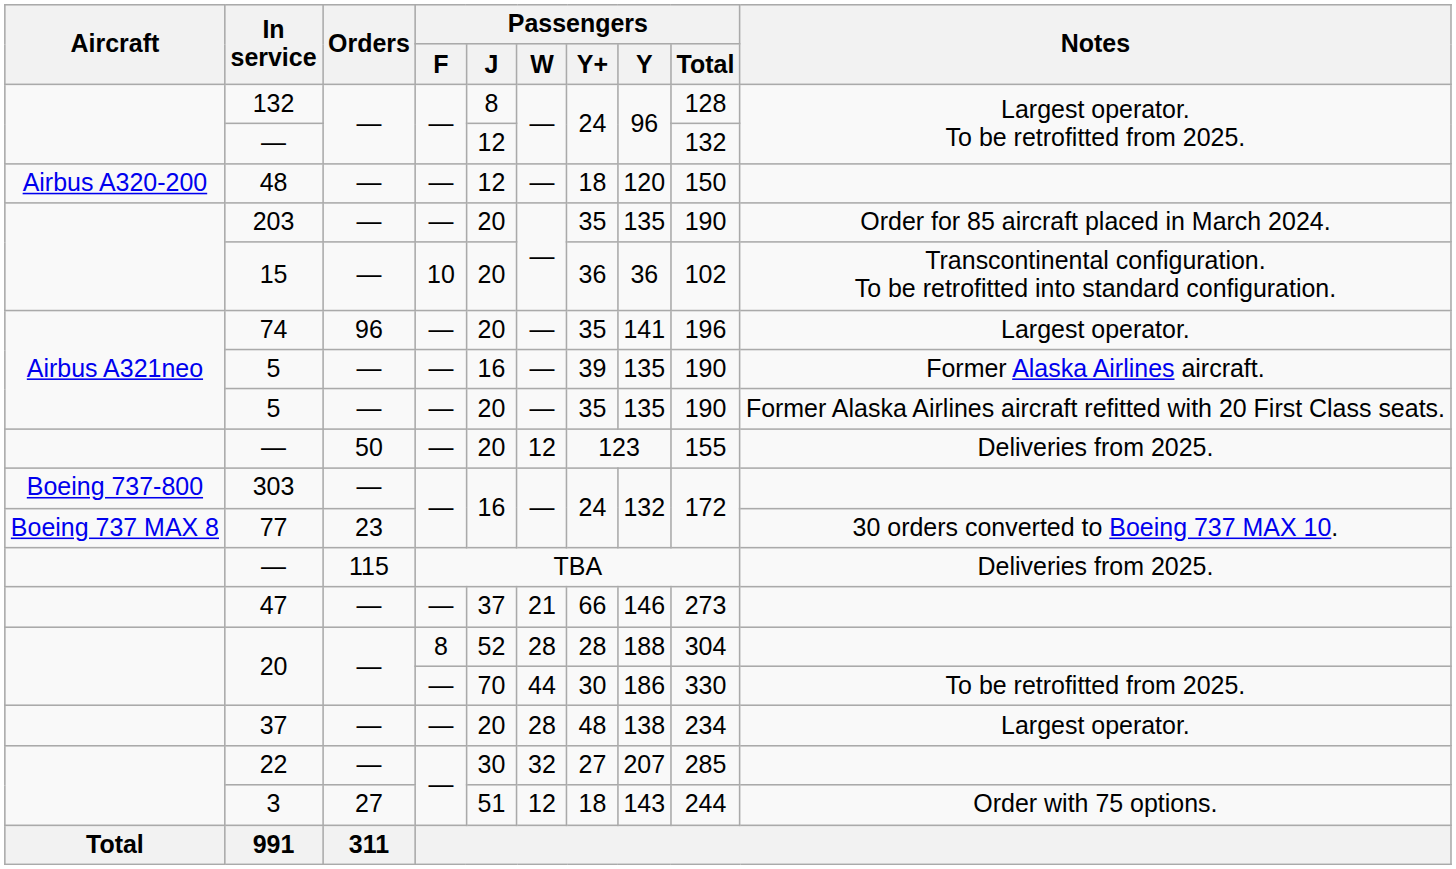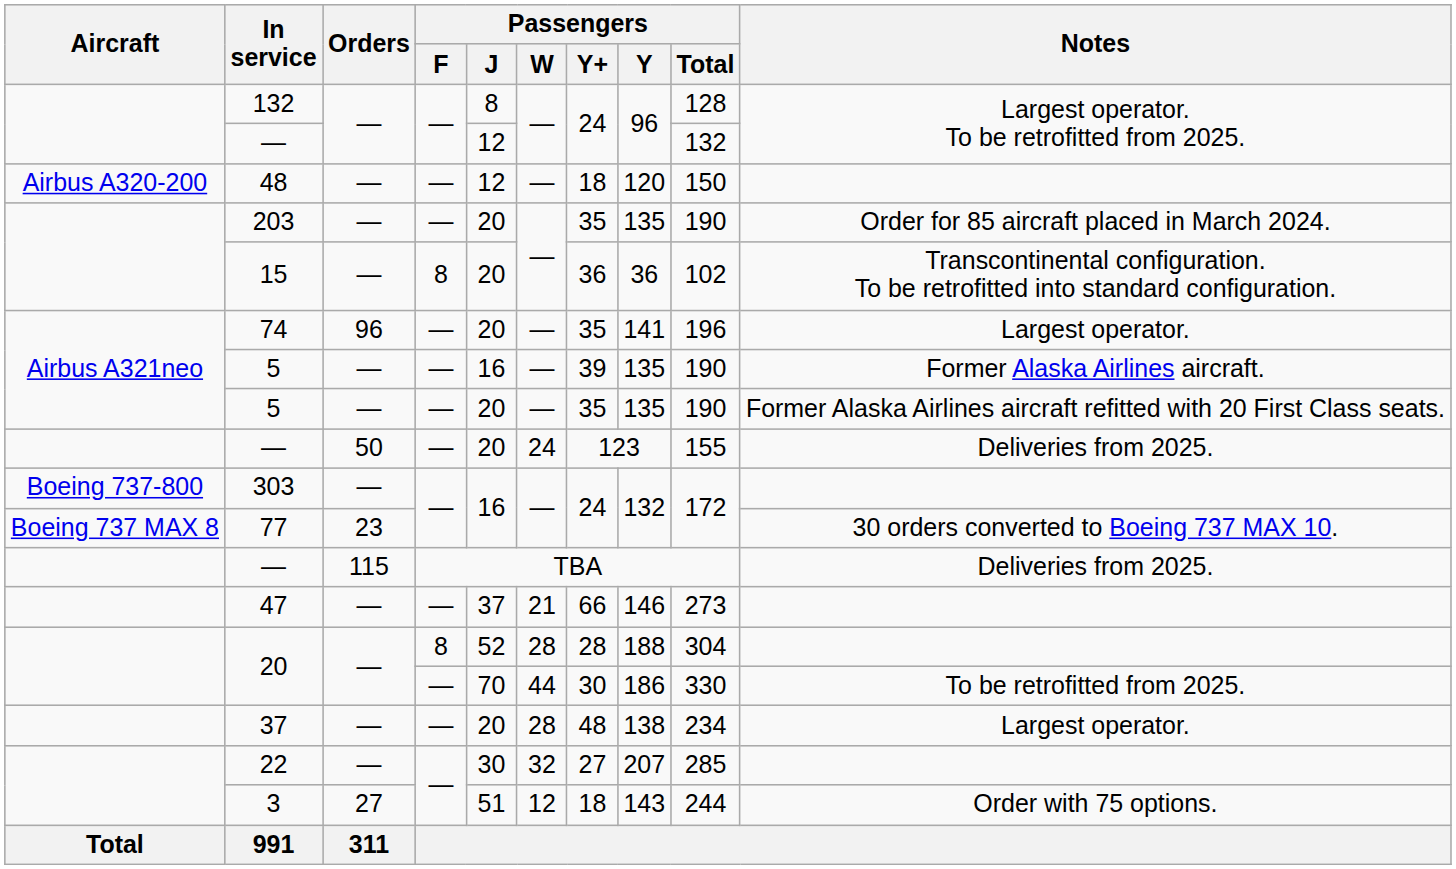(441, 275) 10 -> (441, 275) 8
(542, 448) 12 -> (542, 448) 24
